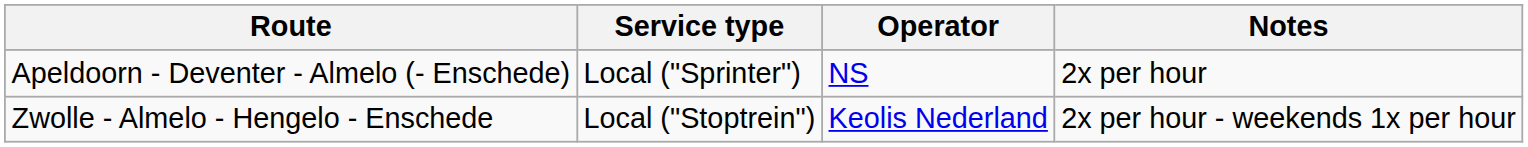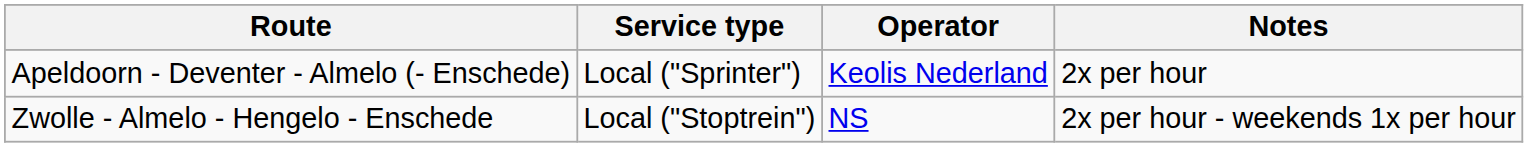(849, 73) NS -> (938, 73) Keolis Nederland
(938, 118) Keolis Nederland -> (849, 118) NS
